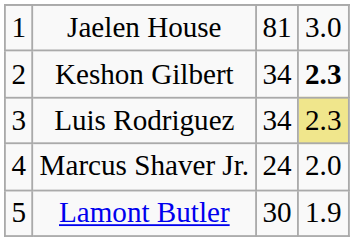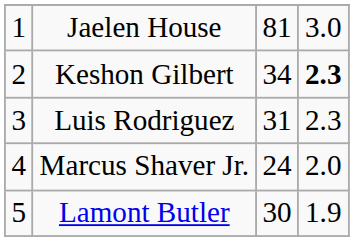(277, 119) 34 -> (277, 119) 31
(323, 119) khaki background -> (323, 119) no background
